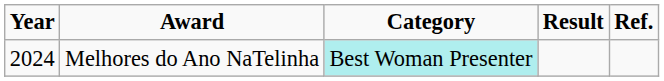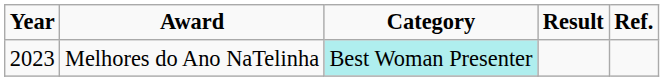(32, 57) 2024 -> (32, 57) 2023
